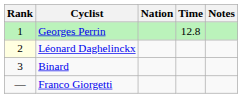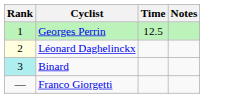- column: (157, 13)
(191, 31) 12.8 -> (153, 31) 12.5
(20, 66) no background -> (20, 66) paleturquoise background
